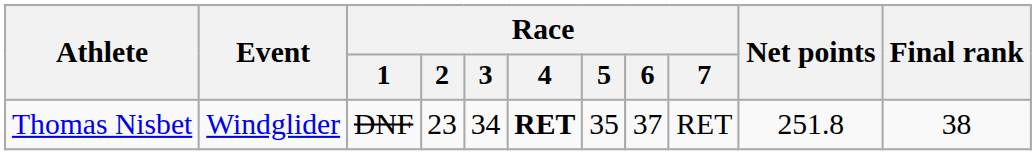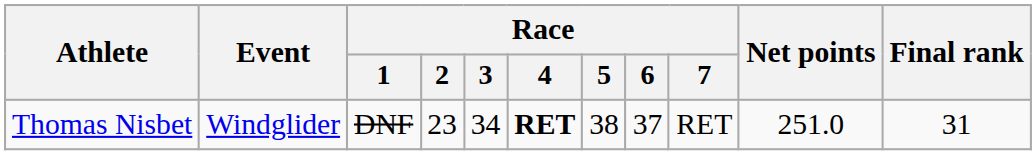(604, 124) 35 -> (604, 124) 38
(811, 124) 251.8 -> (811, 124) 251.0
(957, 124) 38 -> (957, 124) 31
